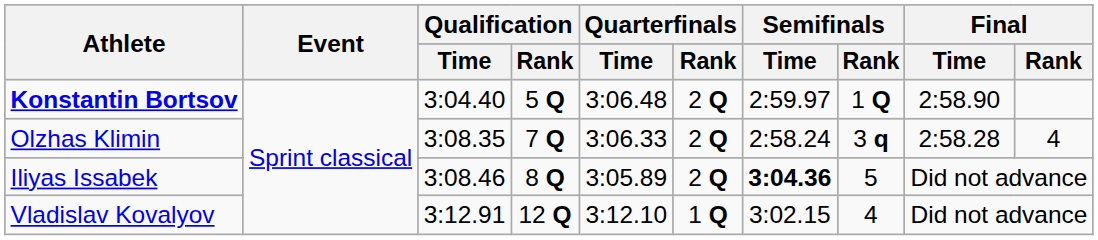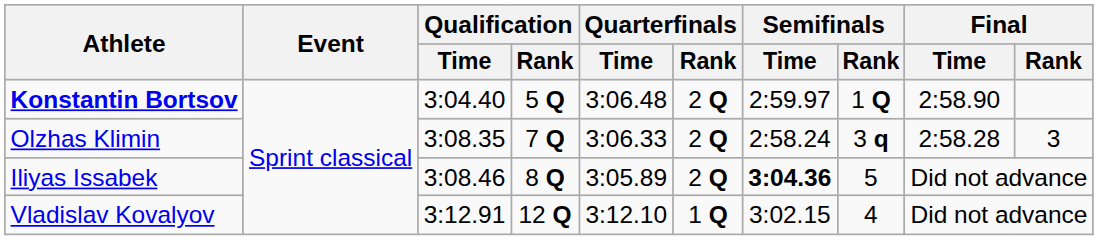(1053, 138) 4 -> (1053, 138) 3
